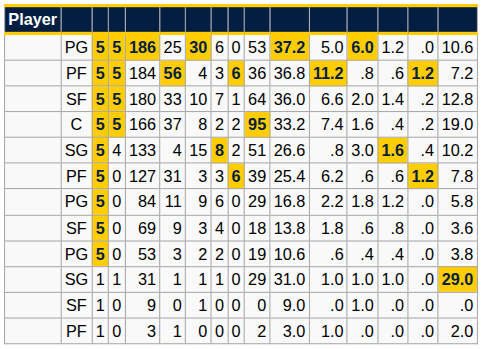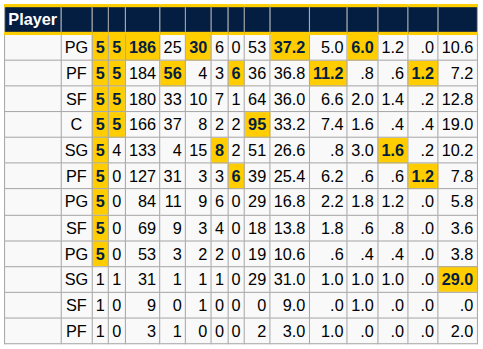(427, 125) .2 -> (427, 125) .4
(427, 151) .4 -> (427, 151) .2
